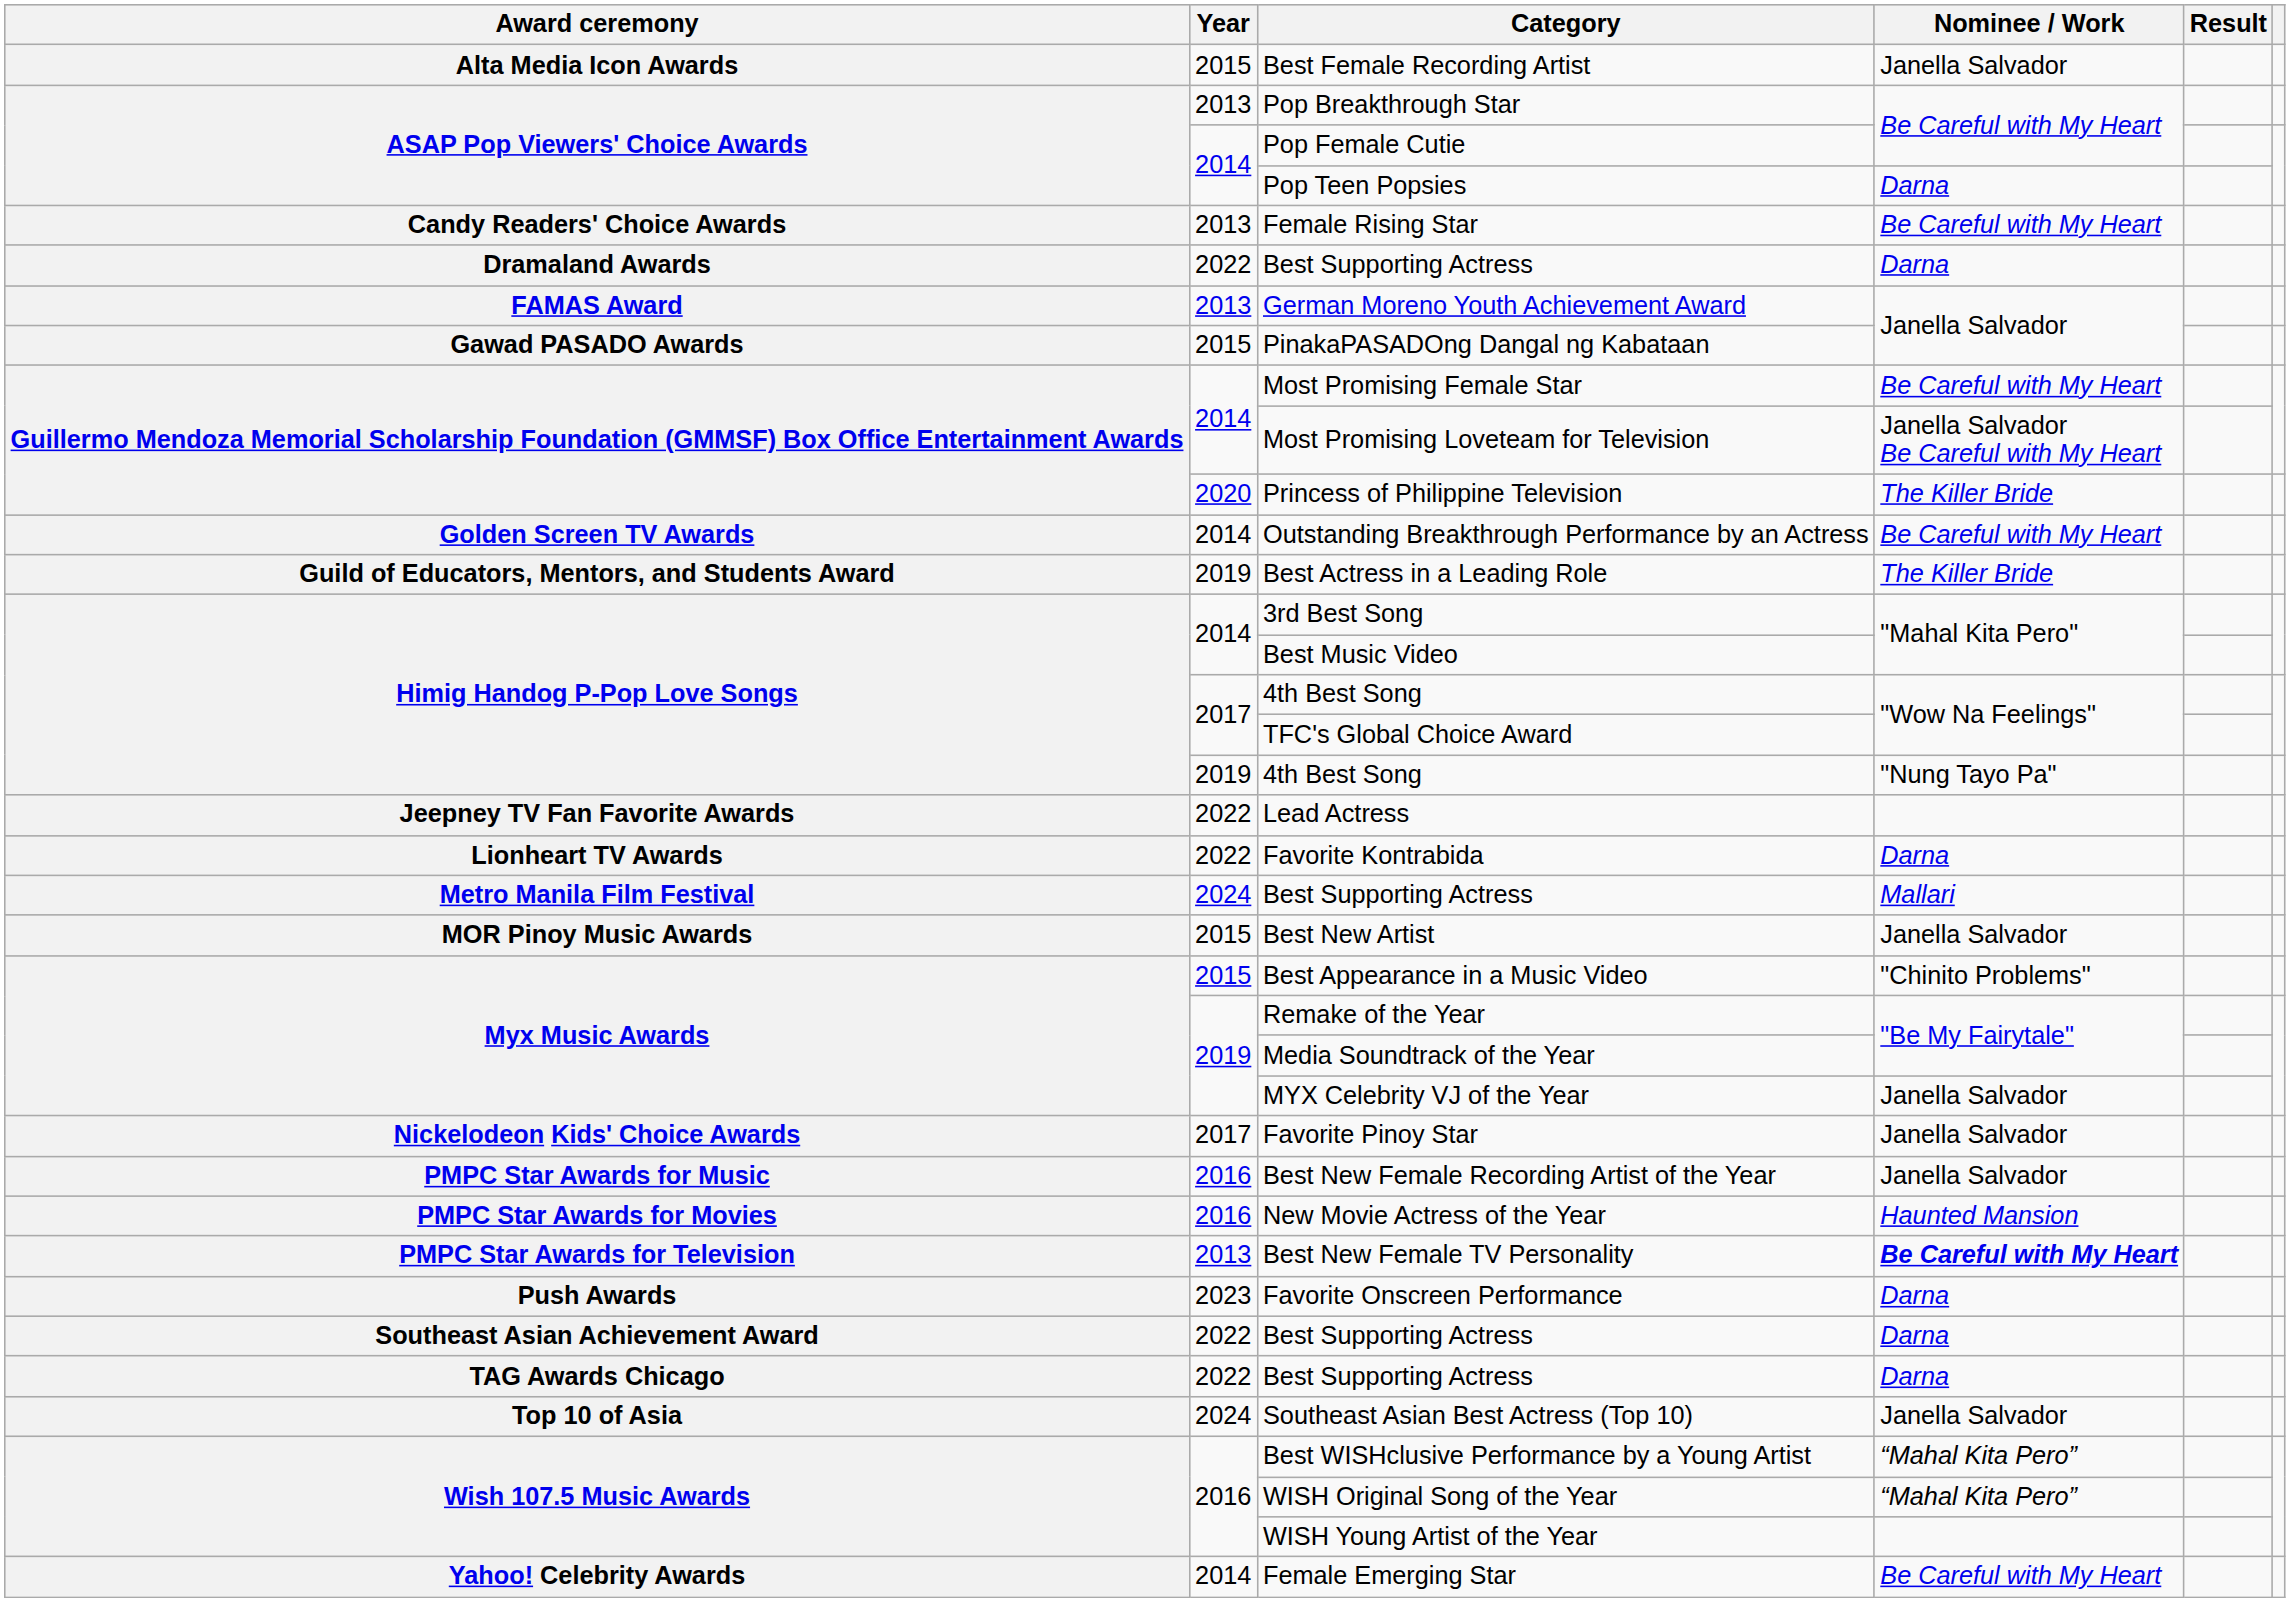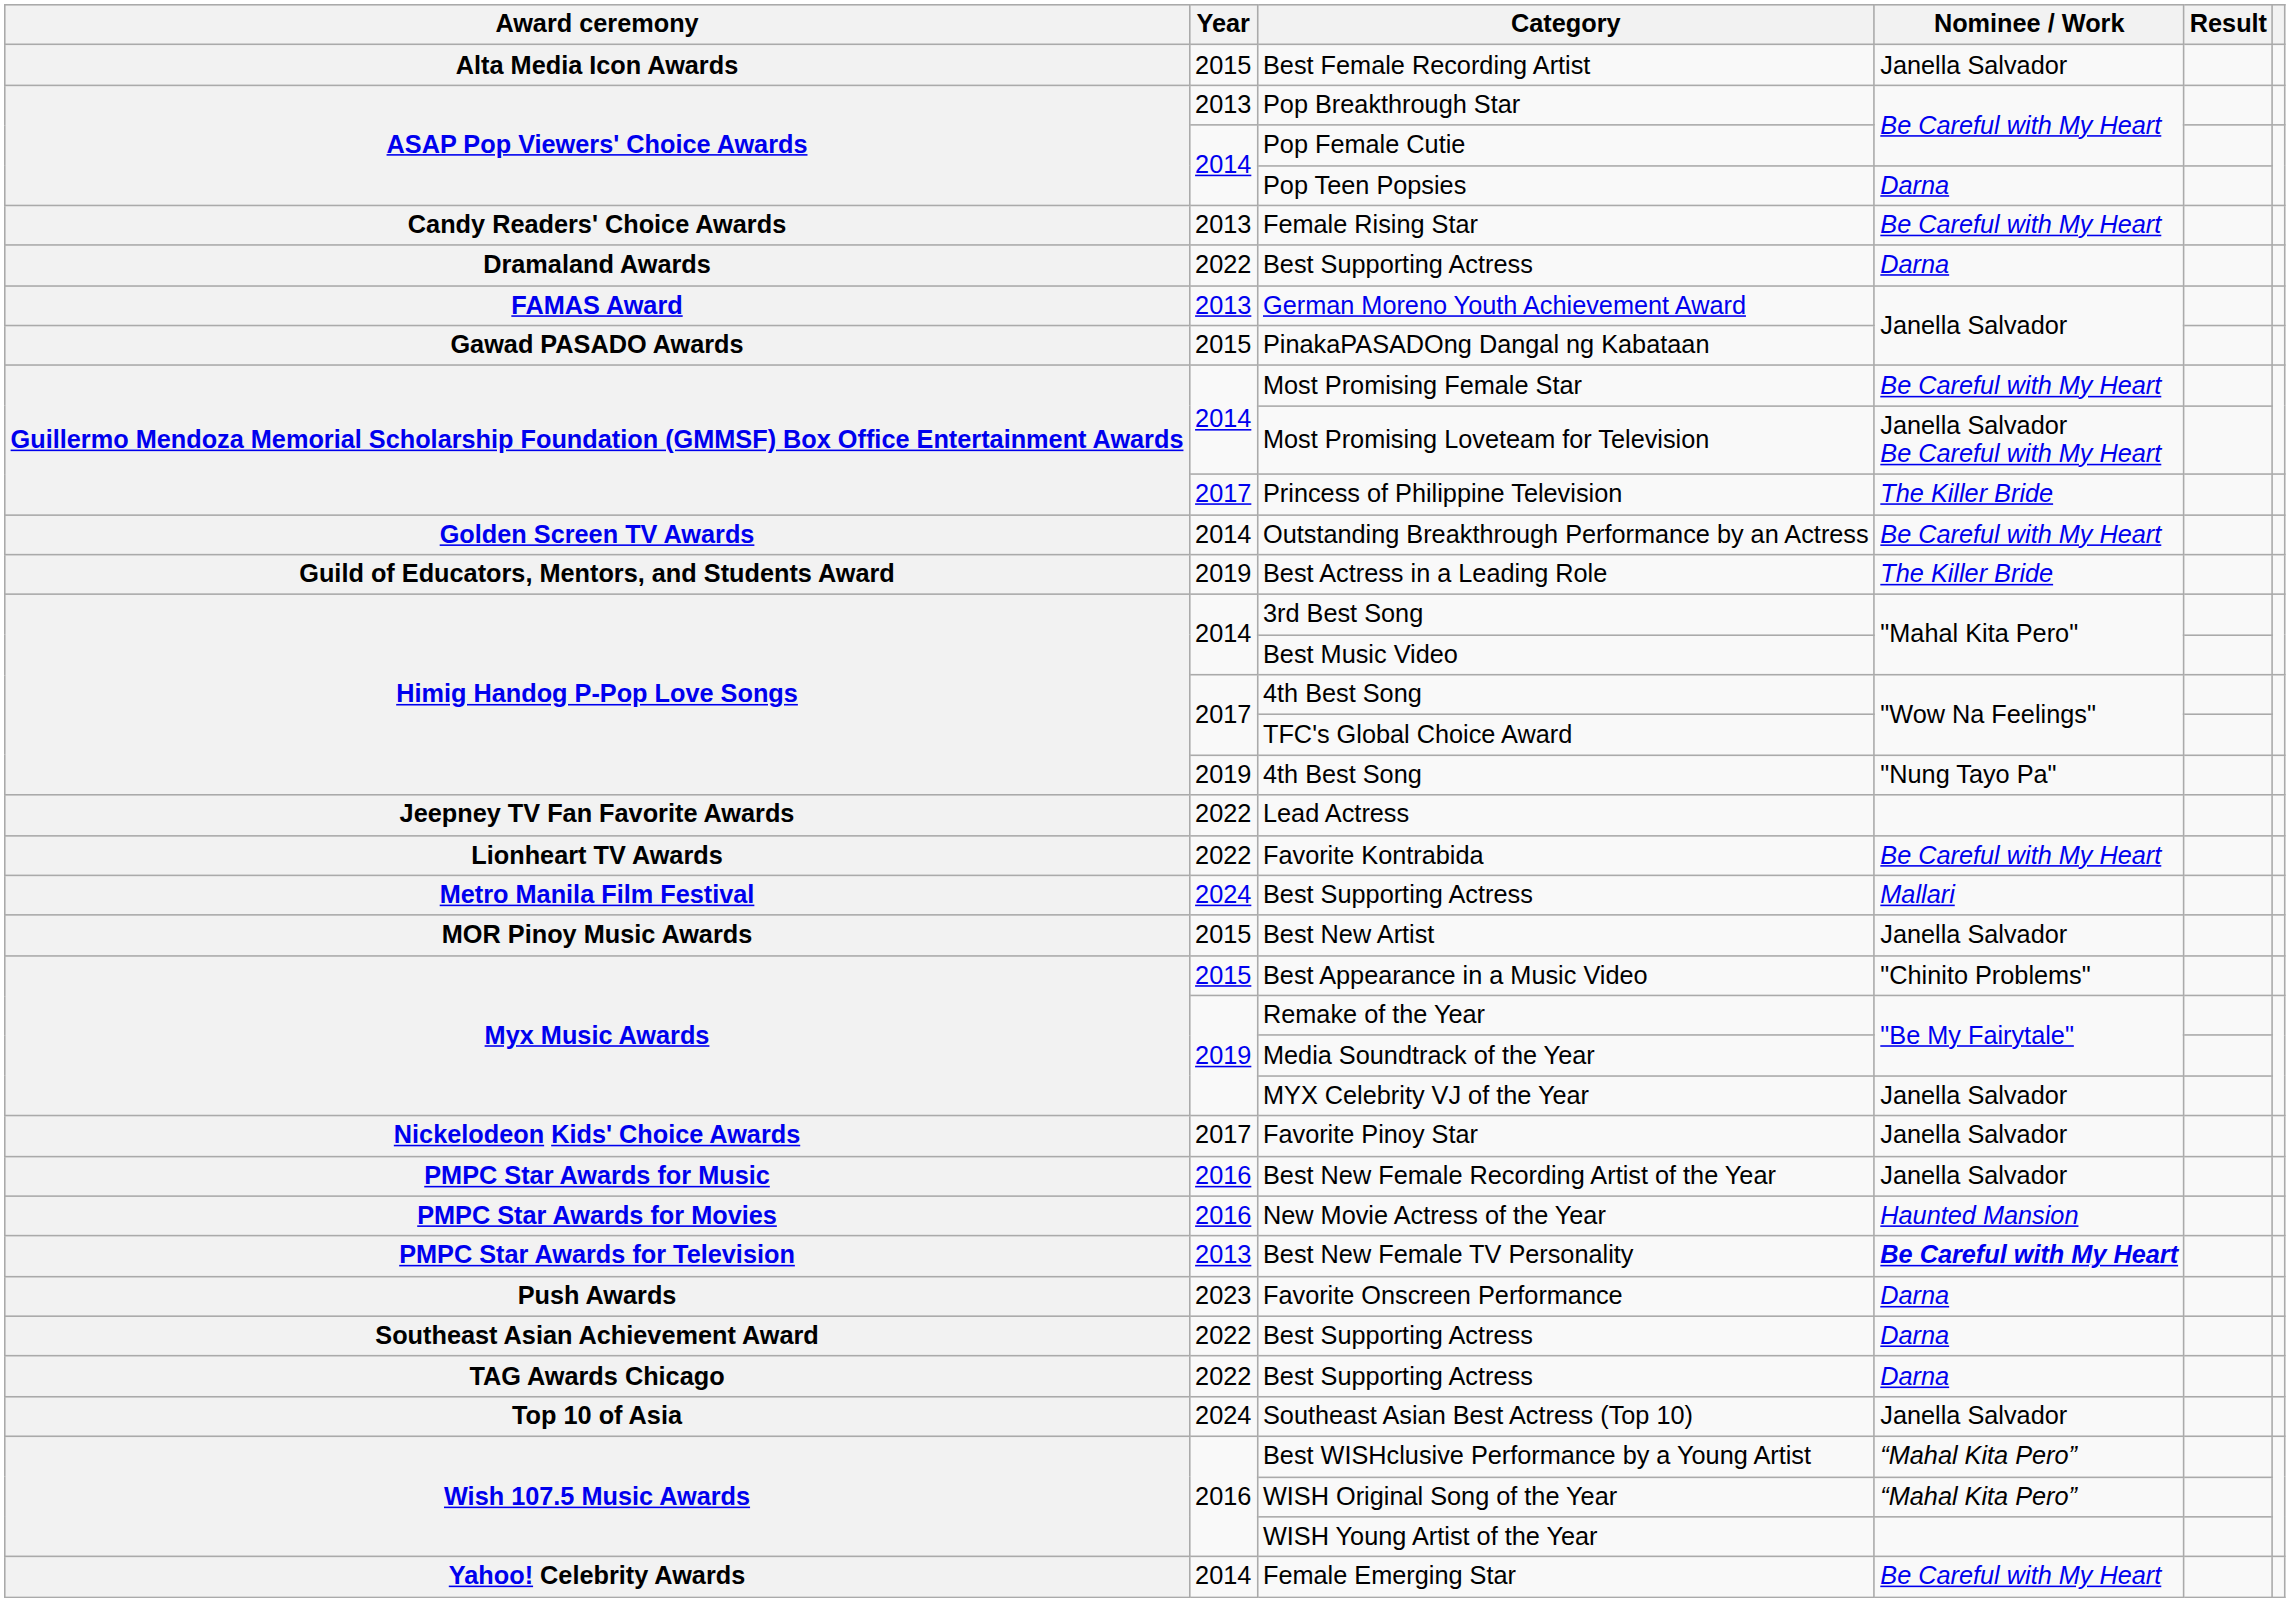(1223, 494) 2020 -> (1223, 494) 2017
(1915, 854) Darna -> (2021, 854) Be Careful with My Heart
